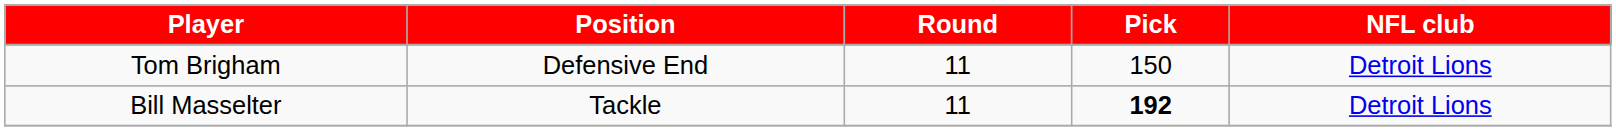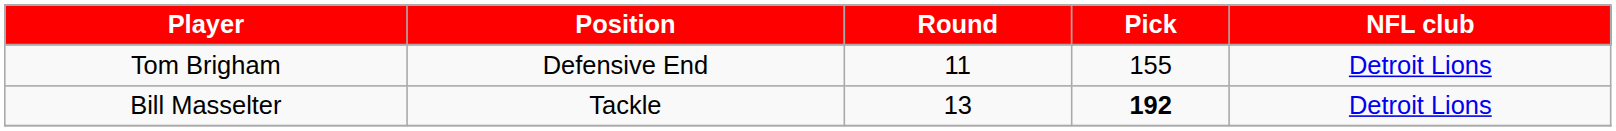(1151, 65) 150 -> (1151, 65) 155
(958, 105) 11 -> (958, 105) 13
